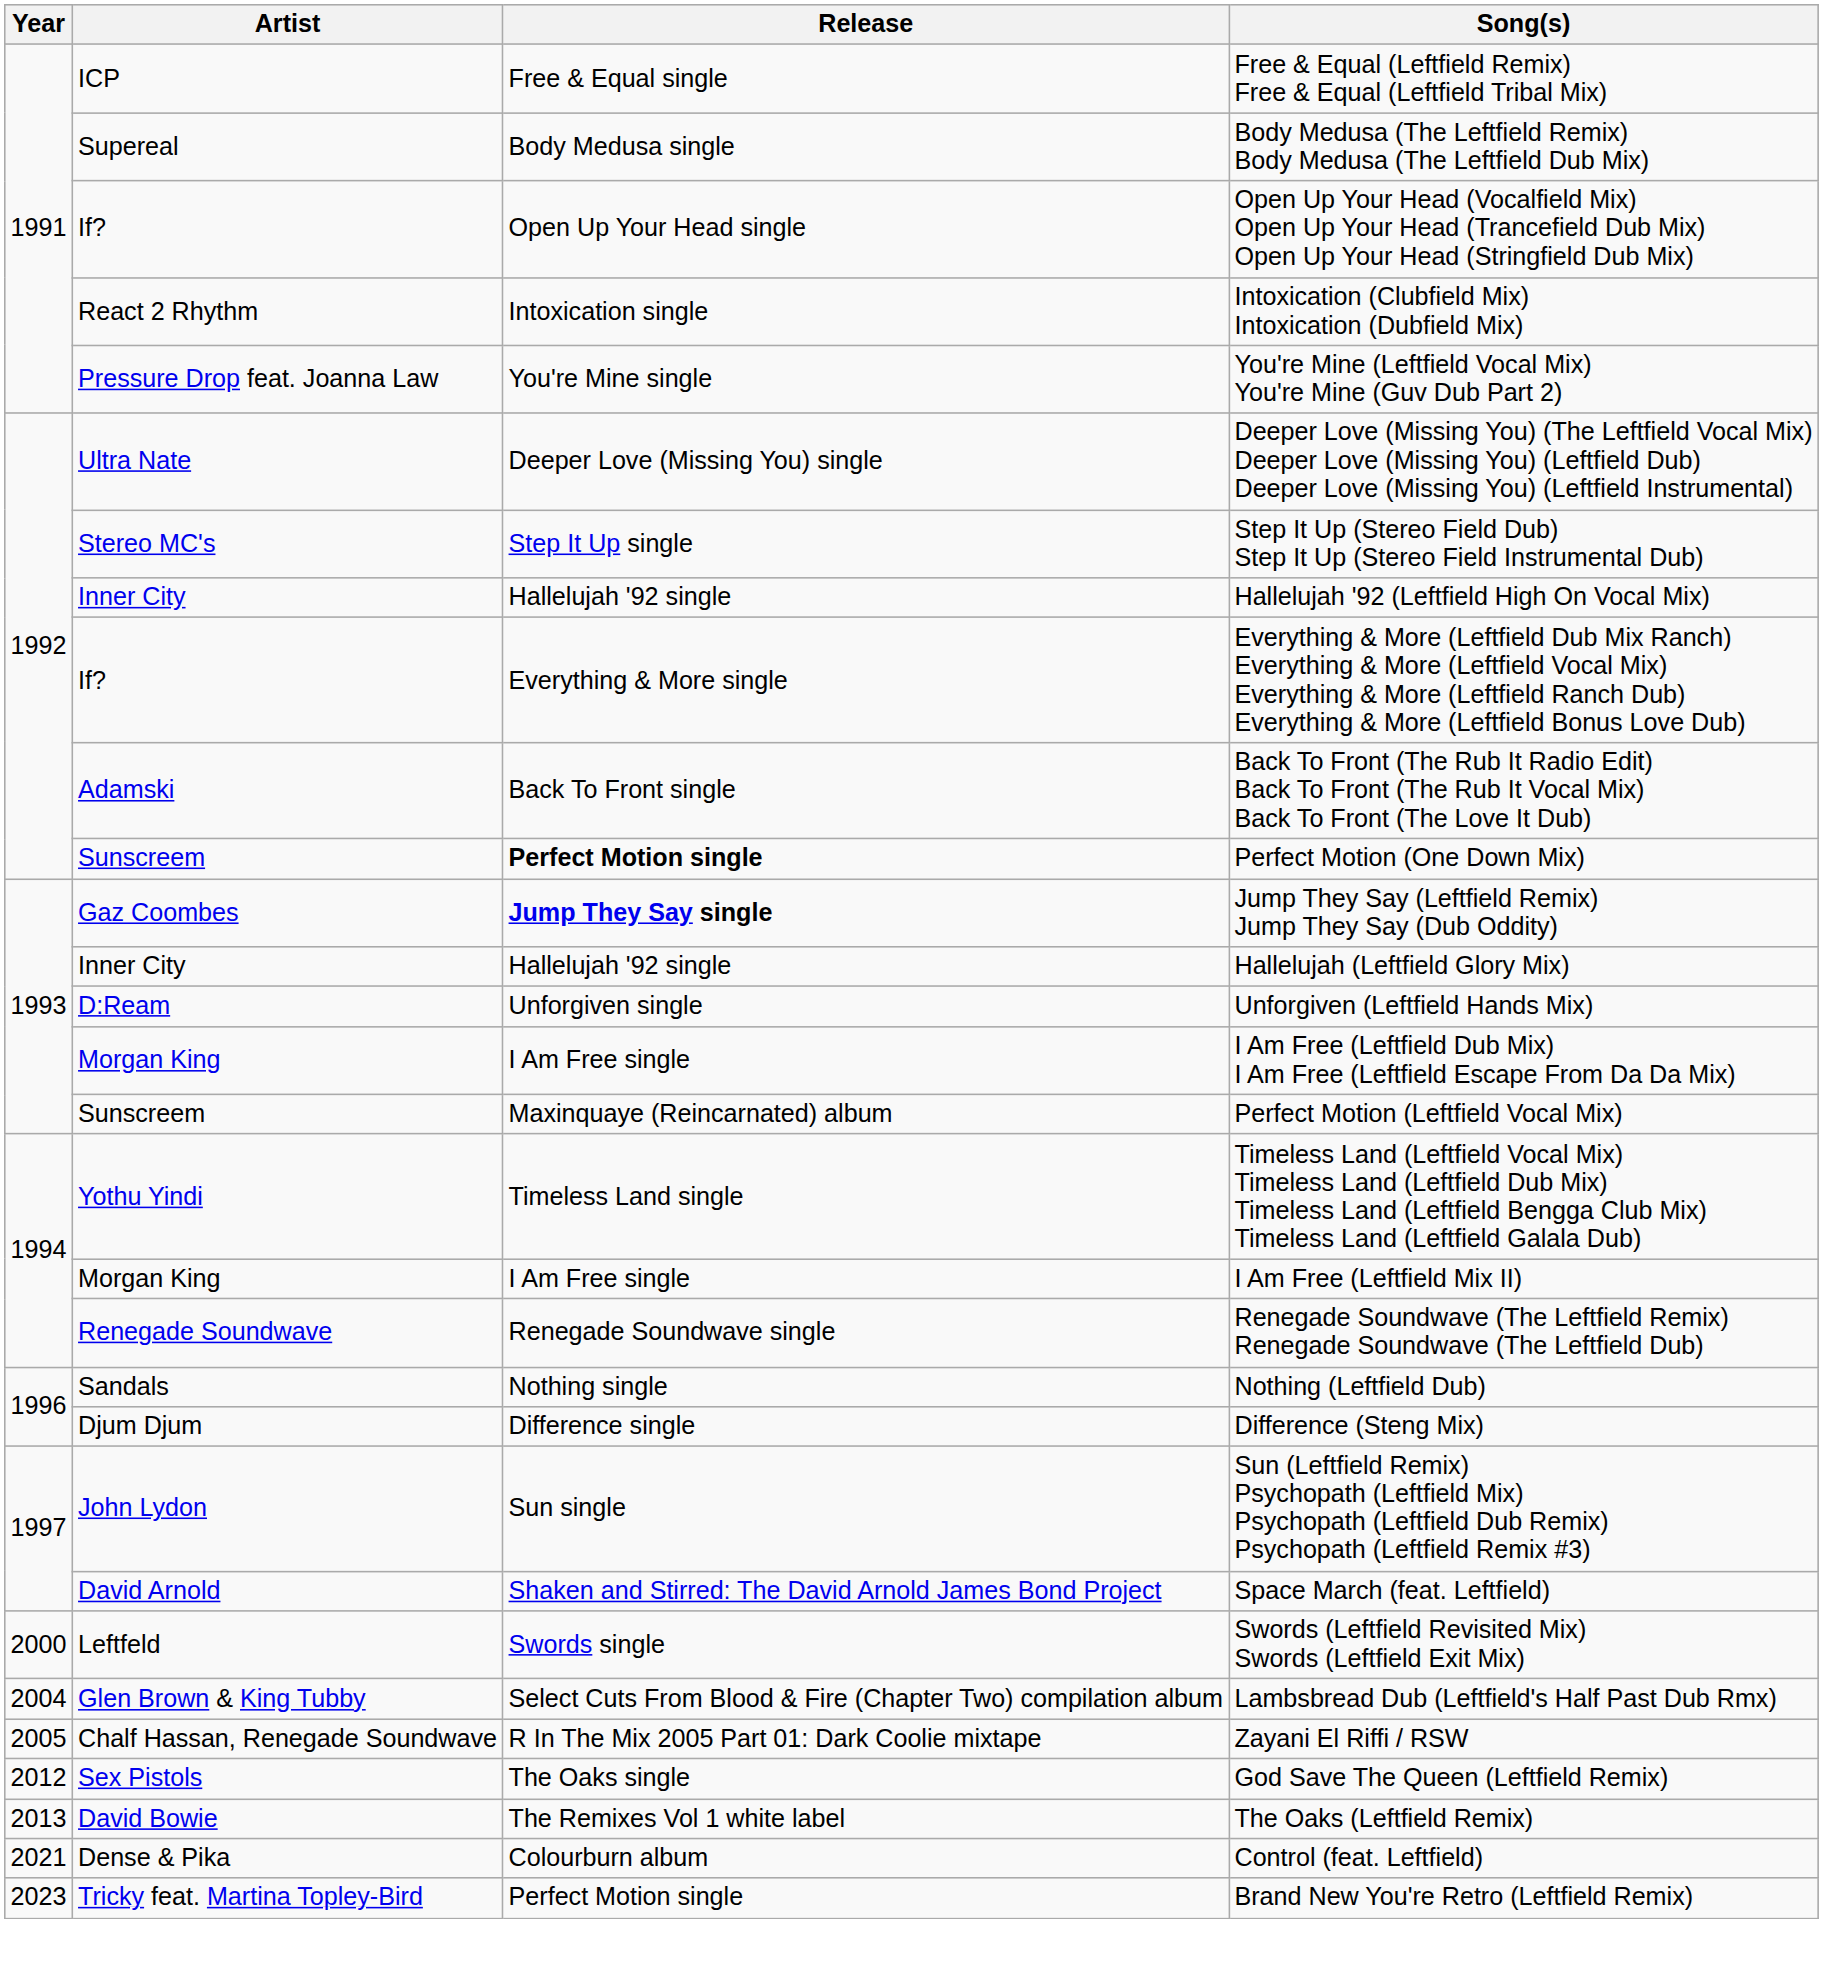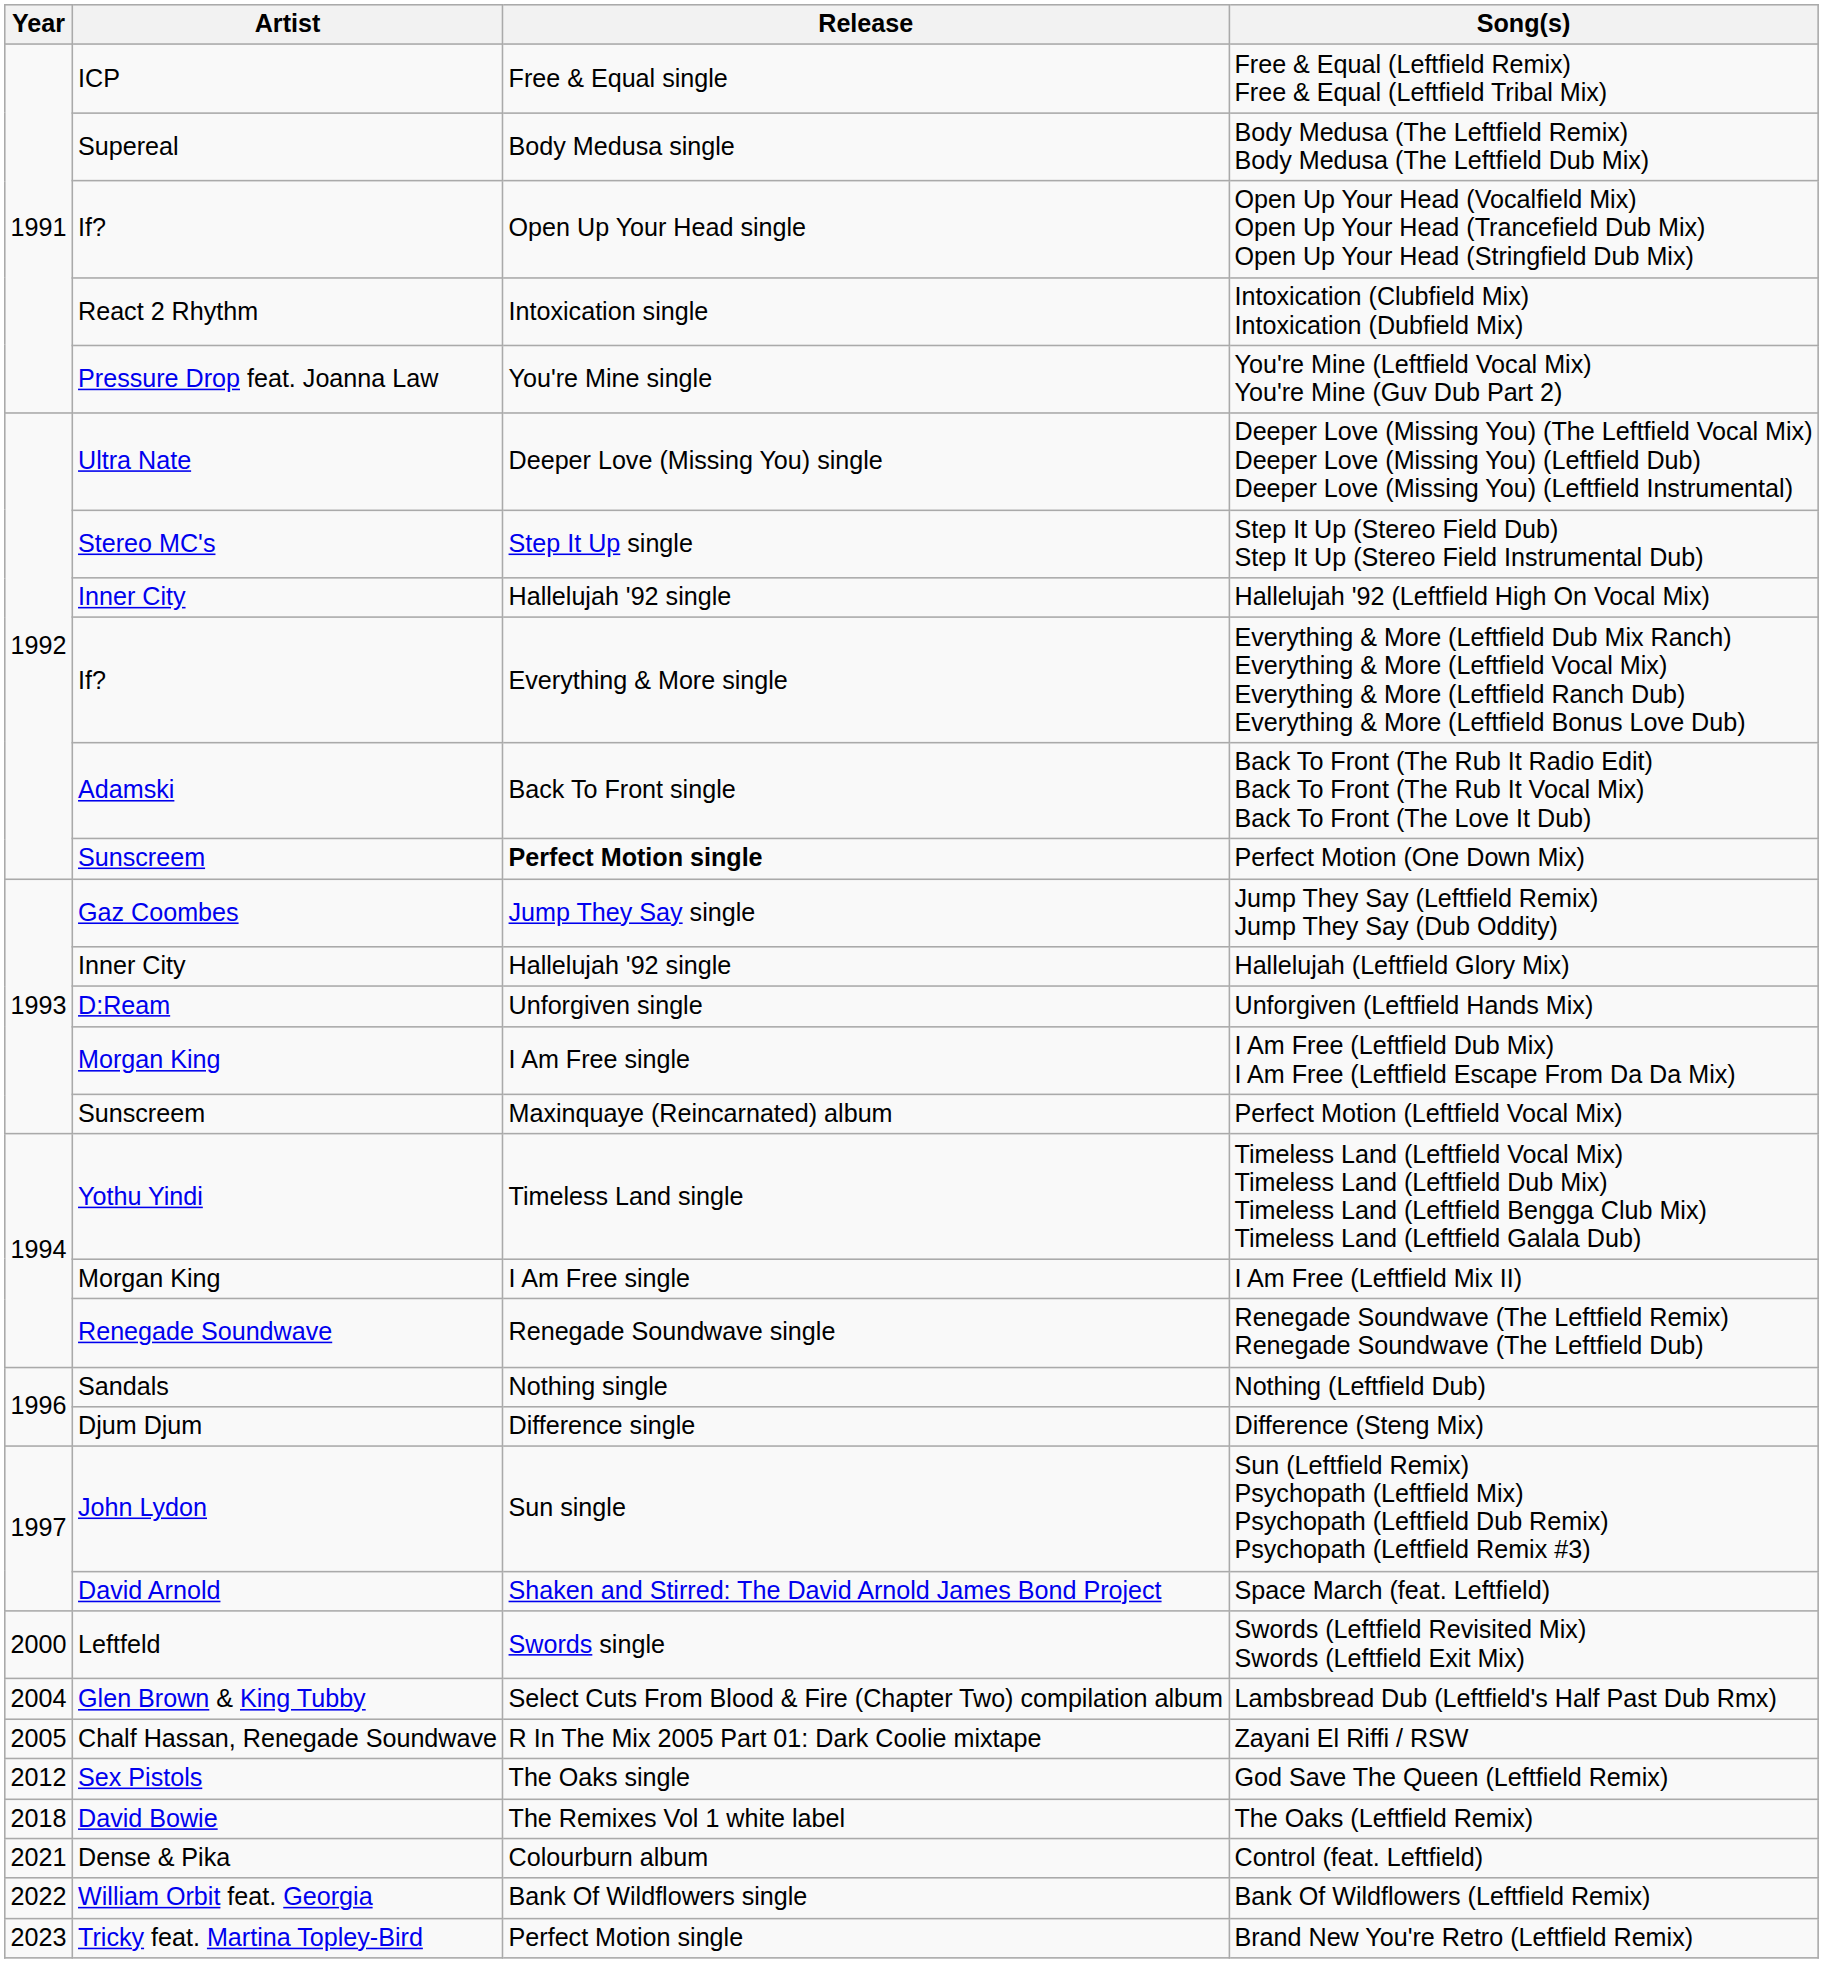(640, 912) bold -> (632, 912) normal
(39, 1818) 2013 -> (39, 1818) 2018
+ row: (1442, 1897)
